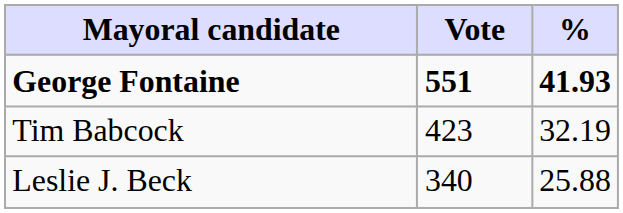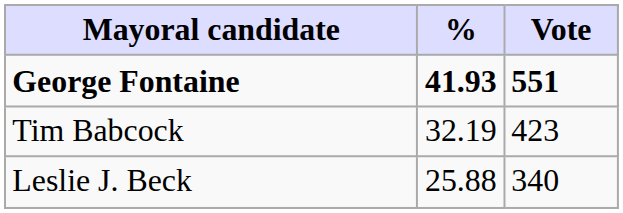columns swapped: (475, 29) <-> (575, 29)
